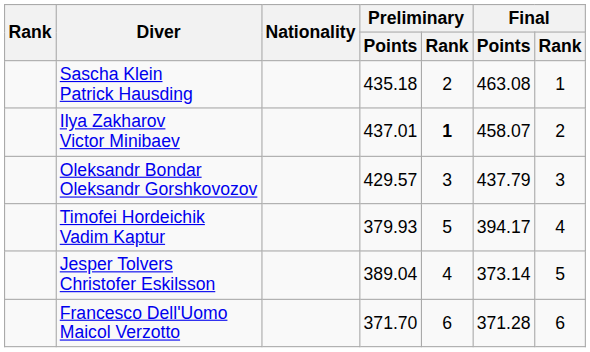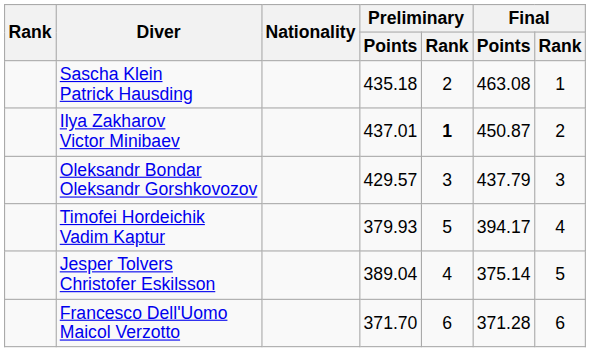(504, 131) 458.07 -> (504, 131) 450.87
(504, 275) 373.14 -> (504, 275) 375.14
